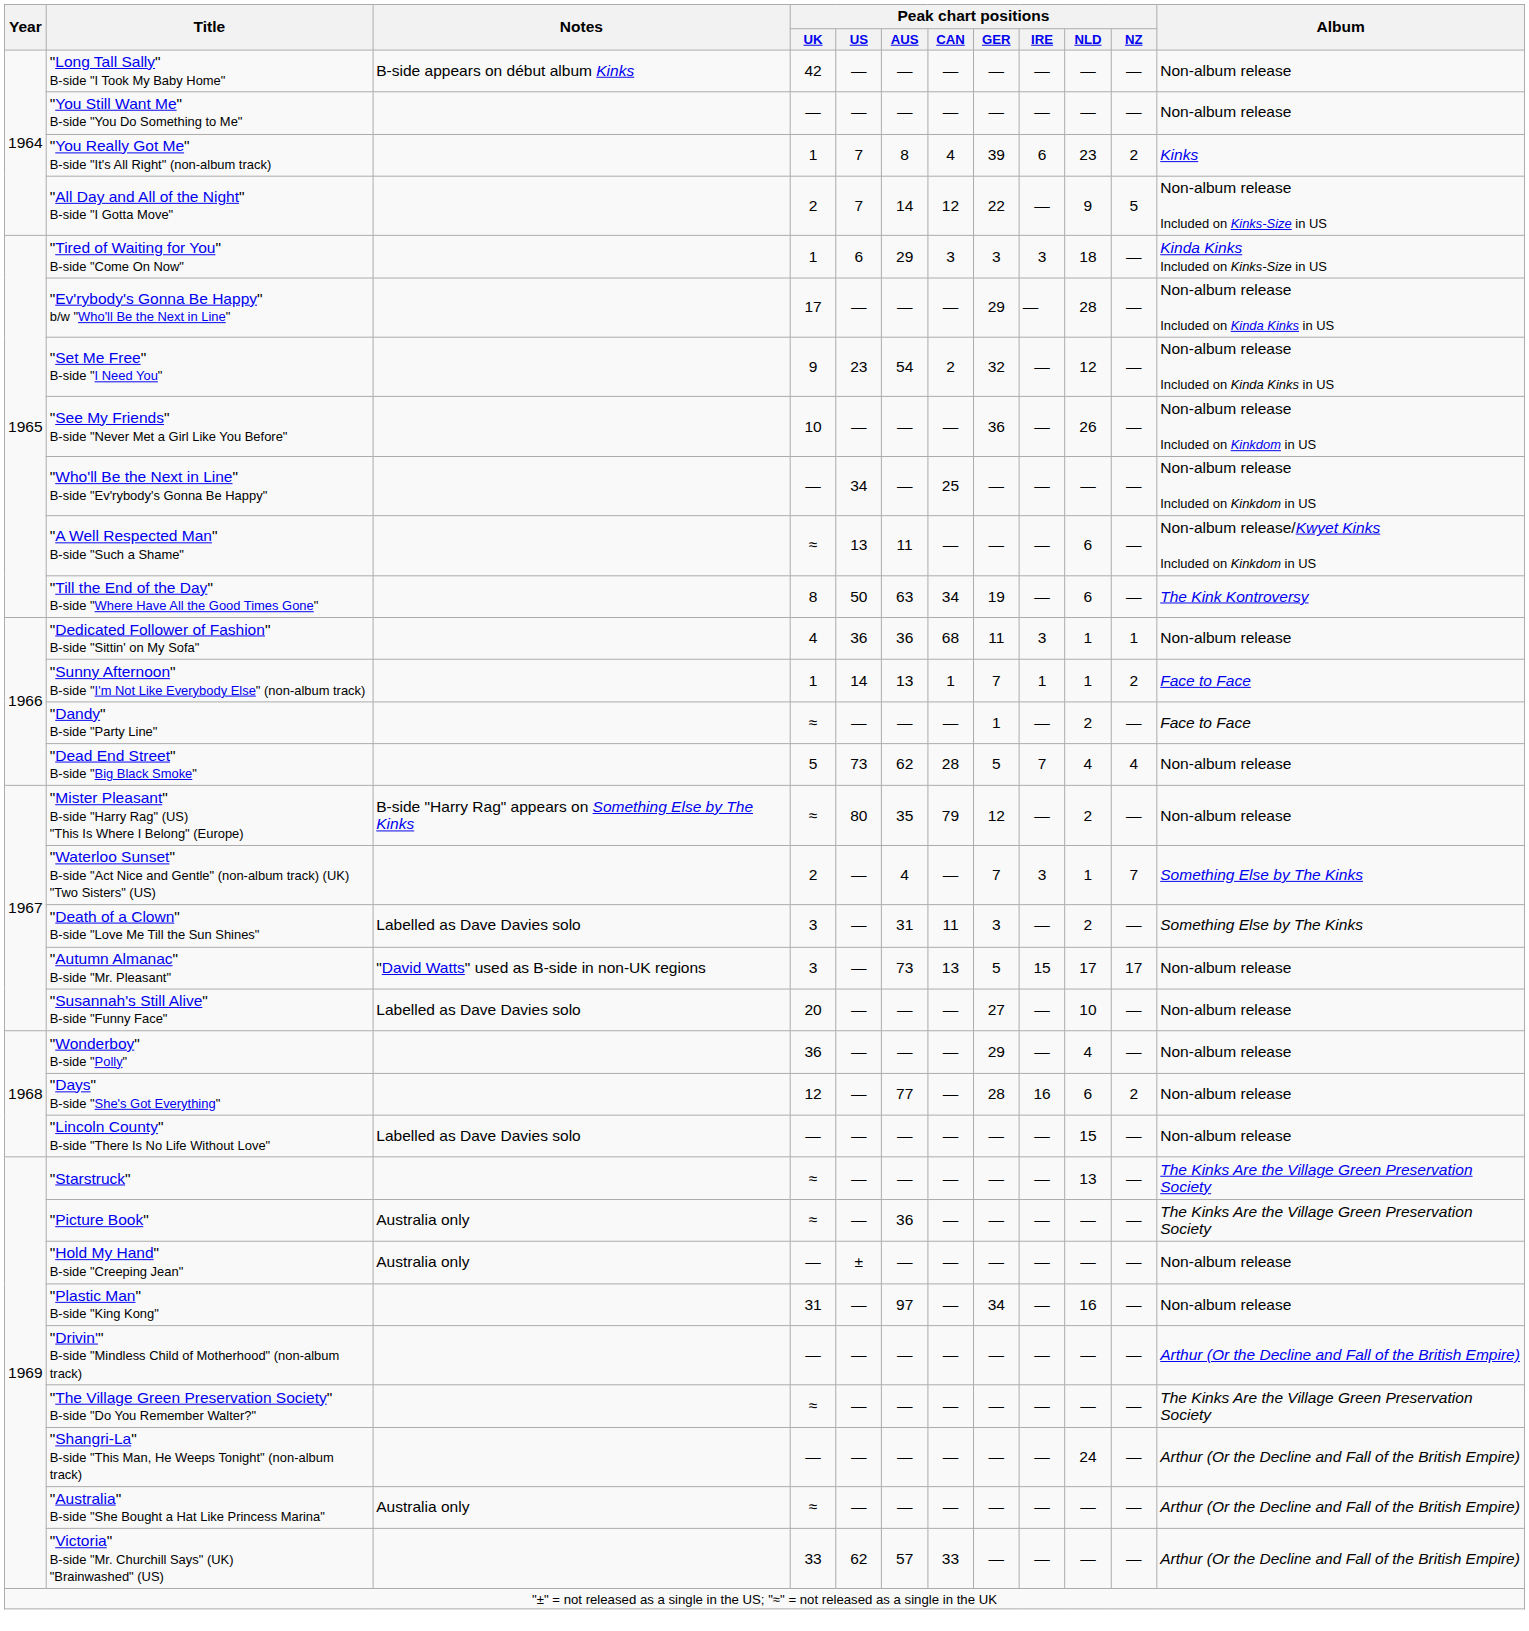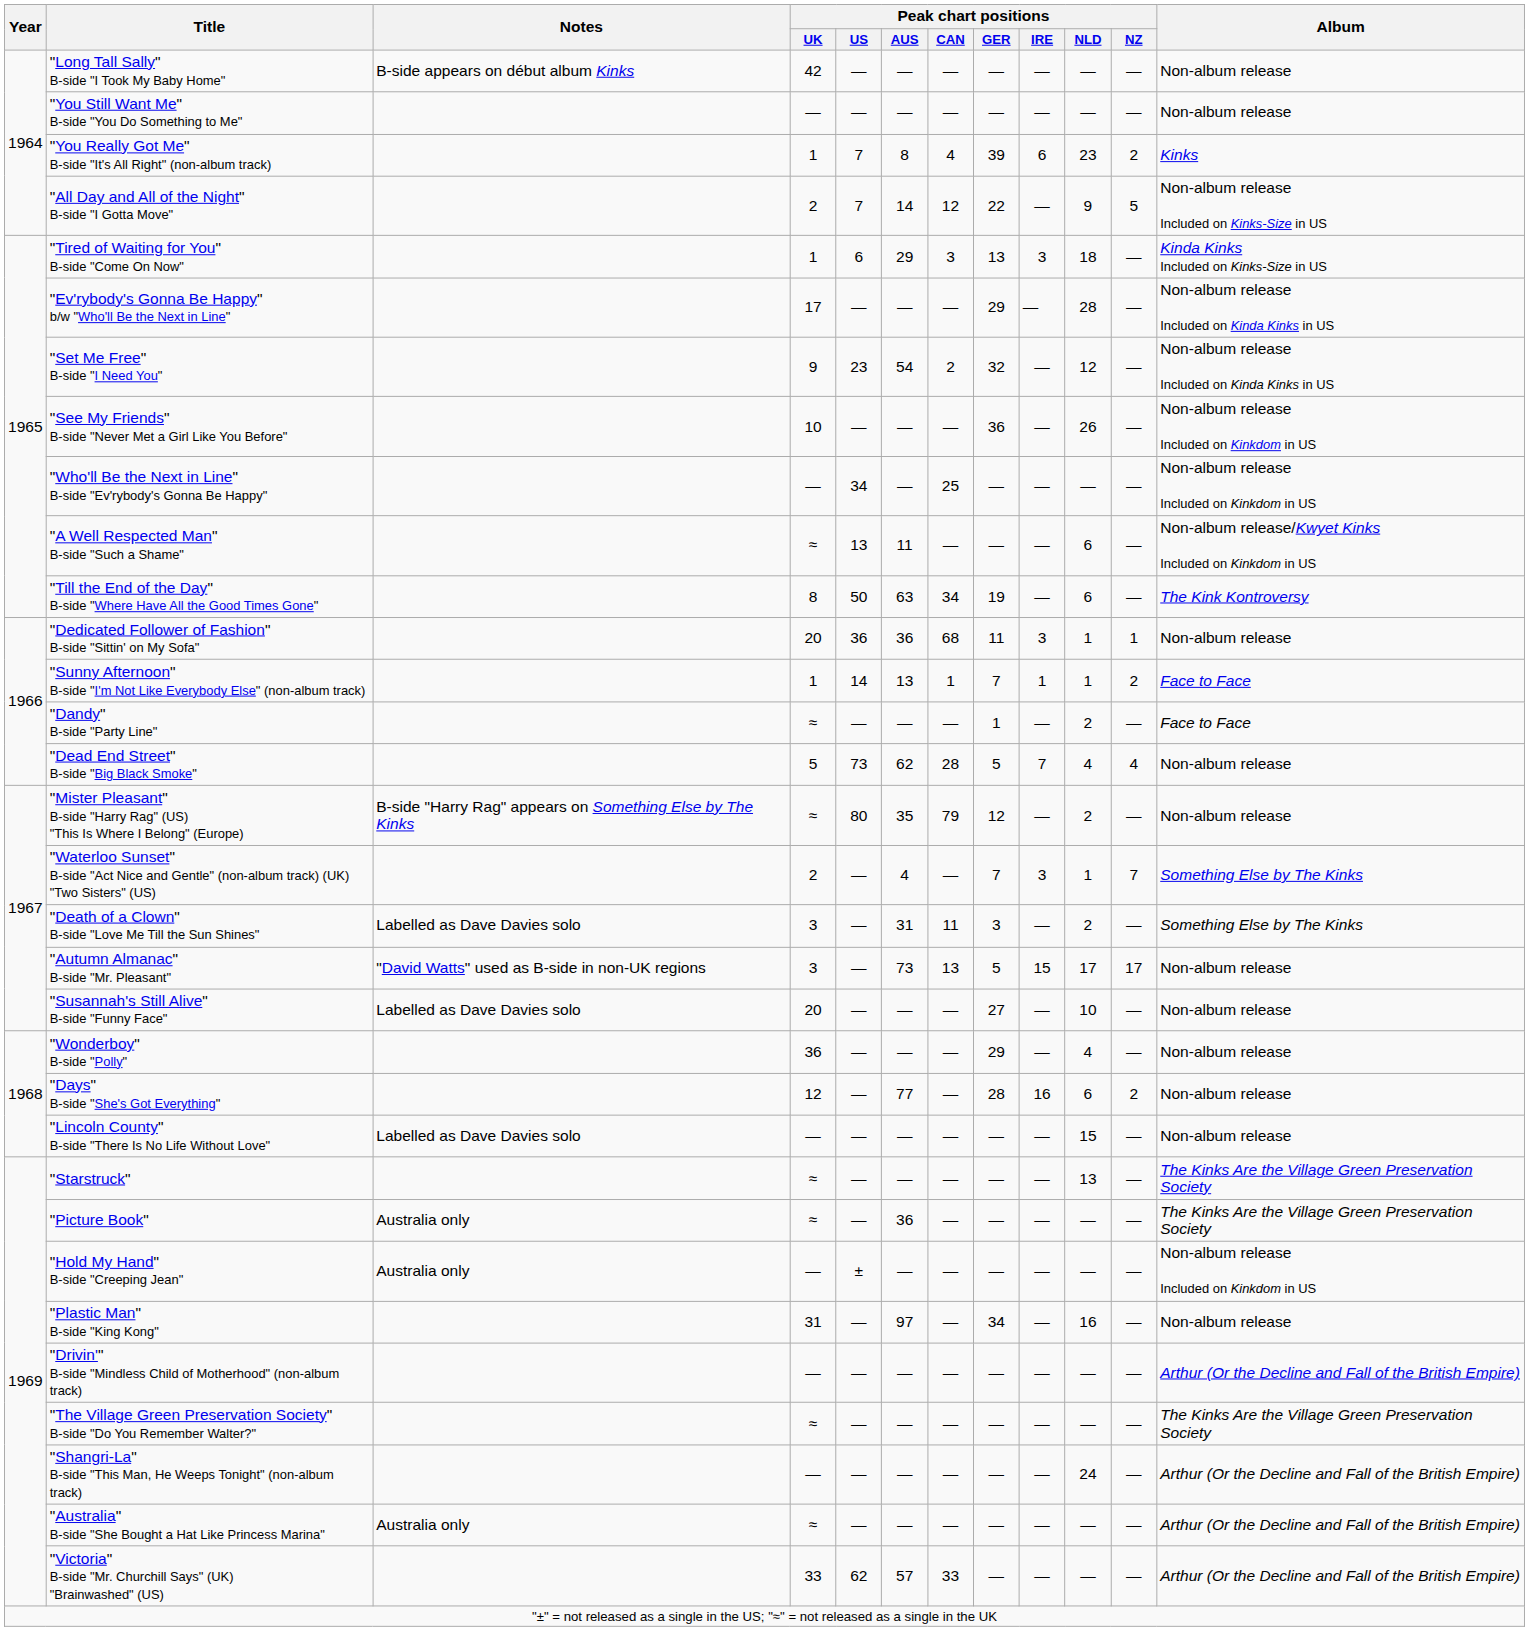(996, 256) 3 -> (996, 256) 13
(813, 638) 4 -> (813, 638) 20
(1226, 1262) Non-album release -> (1238, 1271) Non-album release Included on Kinkdom in US
